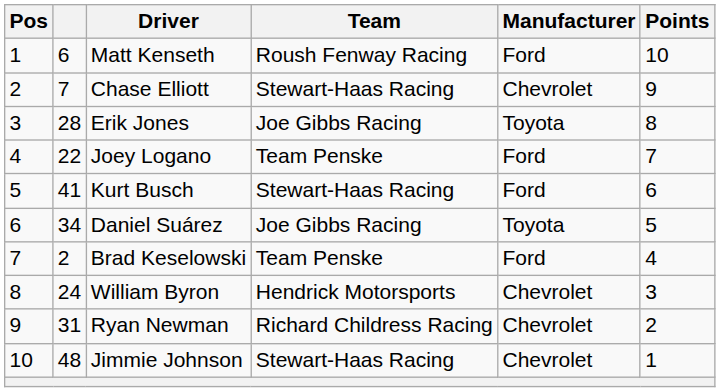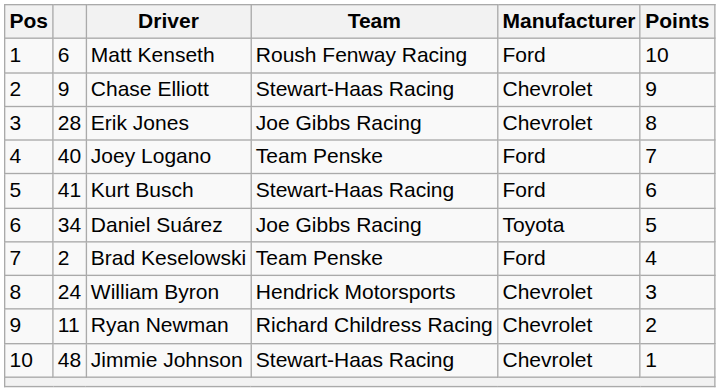(64, 88) 7 -> (64, 88) 9
(533, 122) Toyota -> (547, 122) Chevrolet
(69, 156) 22 -> (69, 156) 40
(69, 325) 31 -> (69, 325) 11
